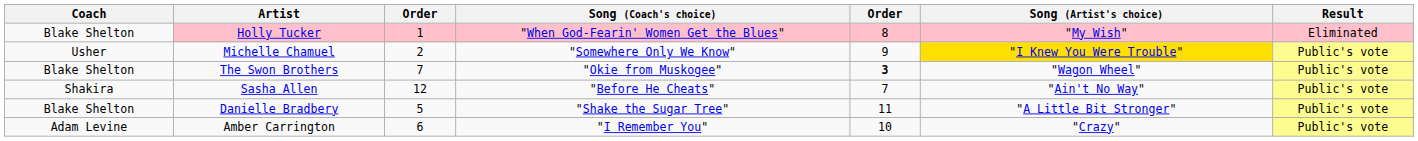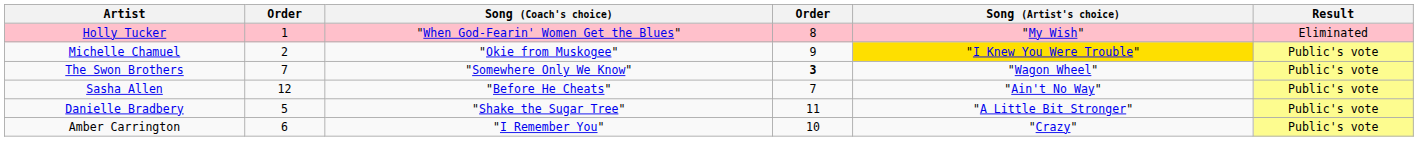- column: (89, 14)
(652, 52) "Somewhere Only We Know" -> (549, 52) "Okie from Muskogee"
(652, 70) "Okie from Muskogee" -> (549, 70) "Somewhere Only We Know"
